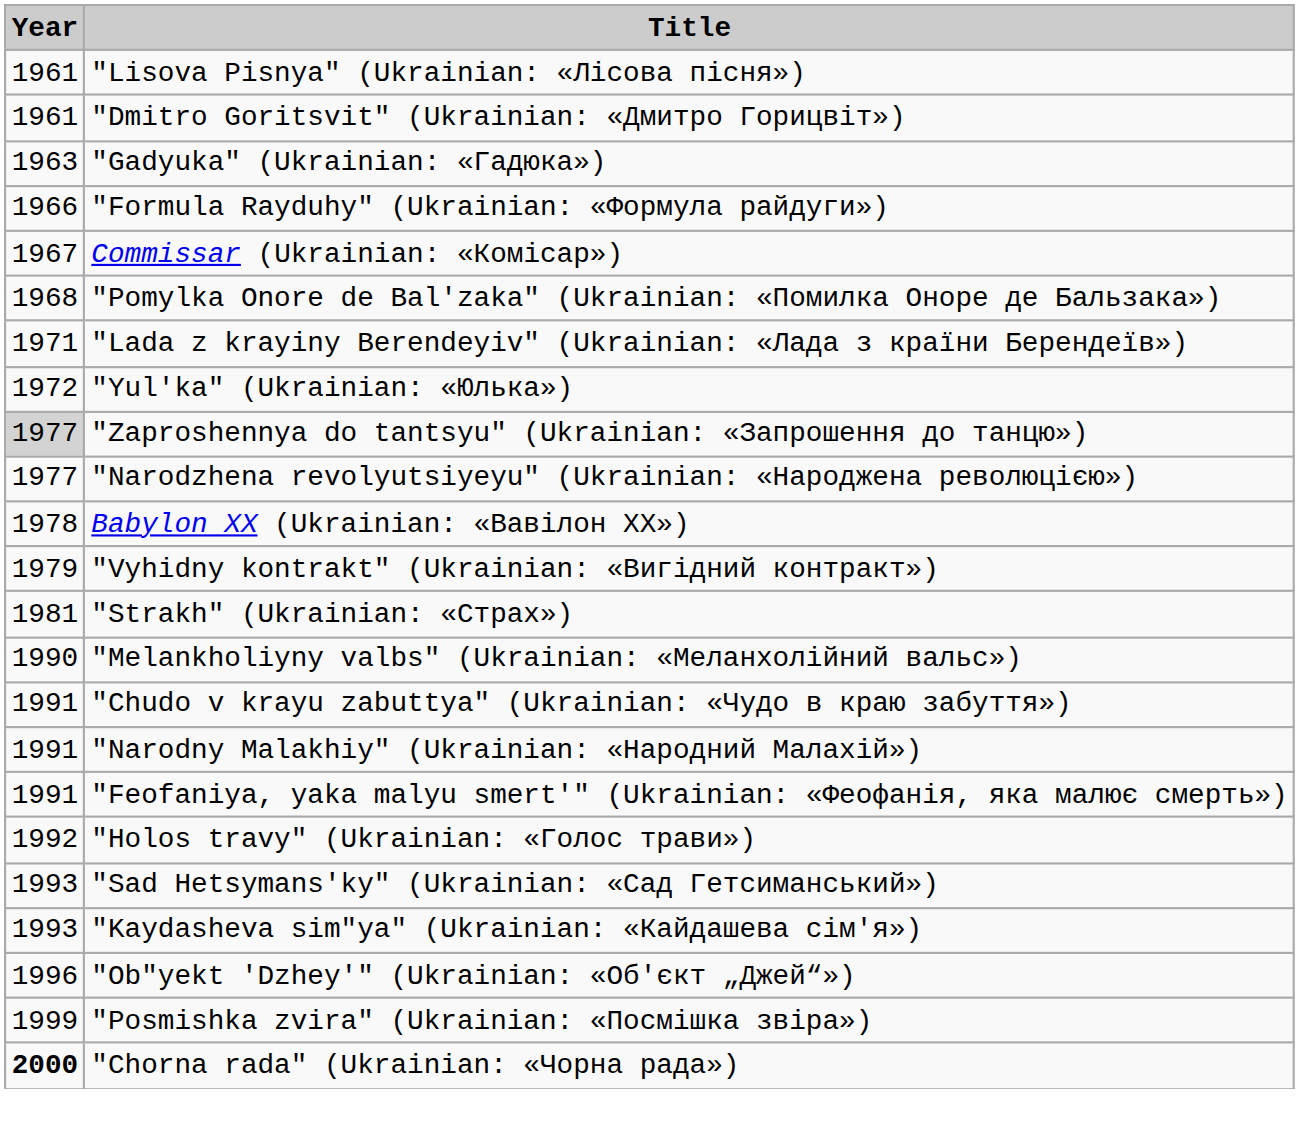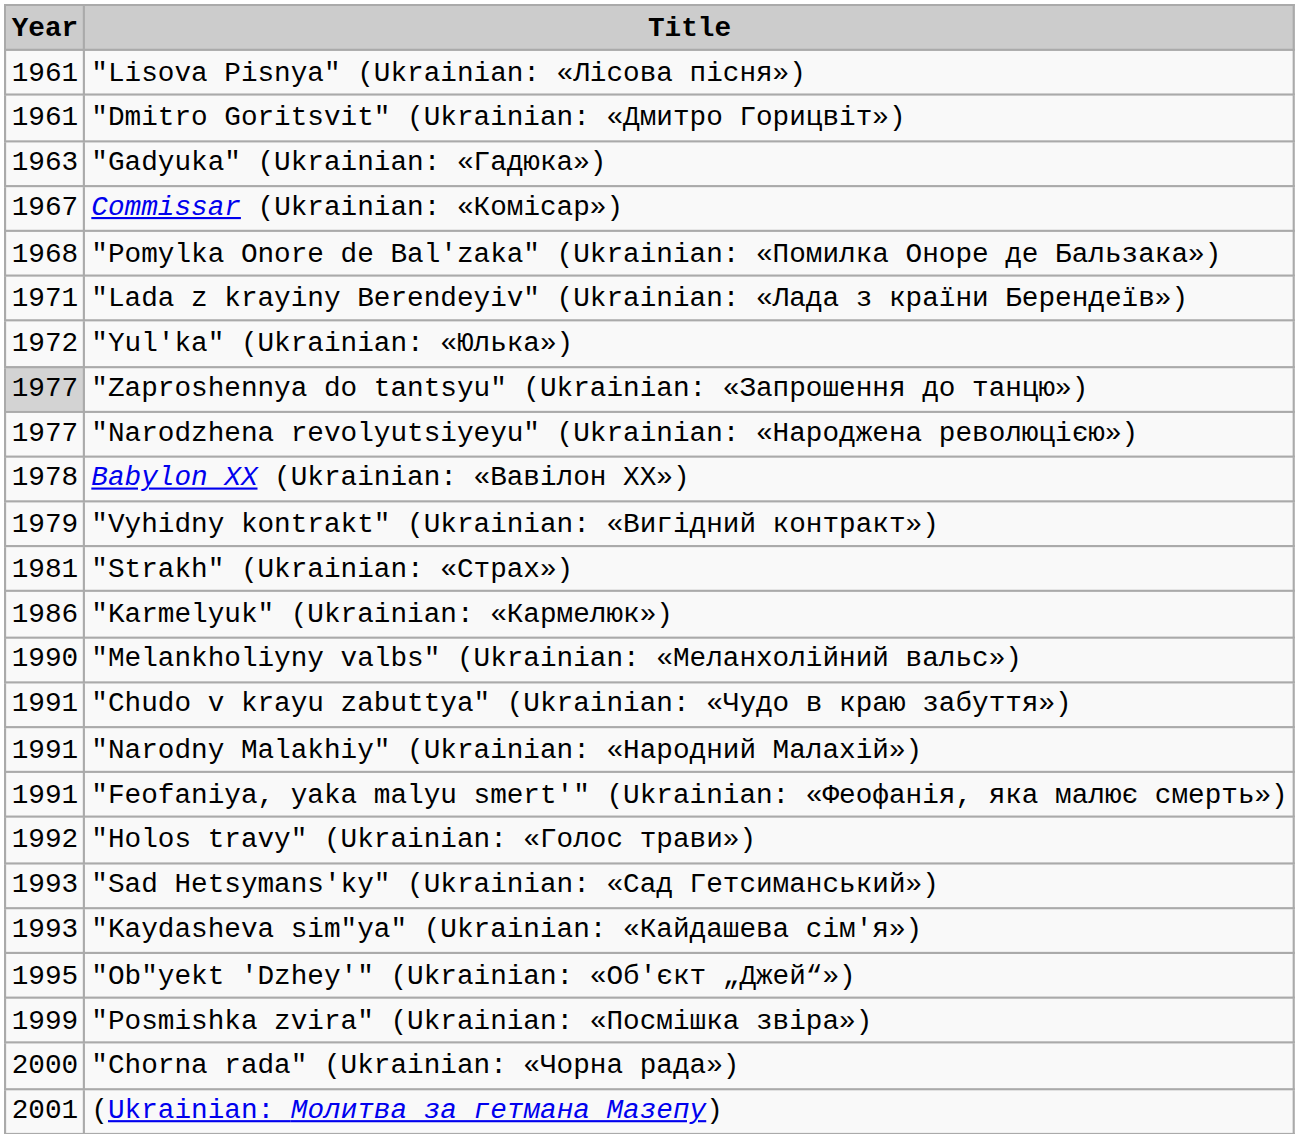- row: (490, 208)
+ row: (382, 614)
(45, 975) 1996 -> (45, 975) 1995
(45, 1066) bold -> (45, 1066) normal
+ row: (407, 1111)
